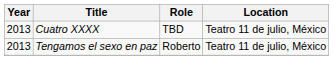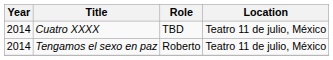(19, 30) 2013 -> (19, 30) 2014
(19, 47) 2013 -> (19, 47) 2014
